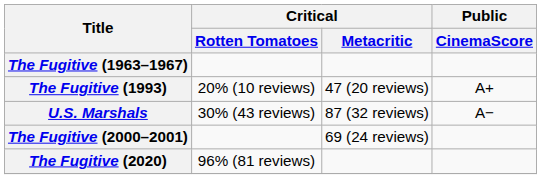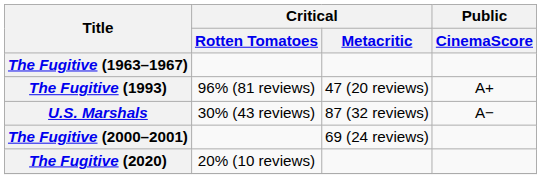(256, 88) 20% (10 reviews) -> (256, 88) 96% (81 reviews)
(256, 161) 96% (81 reviews) -> (256, 161) 20% (10 reviews)
